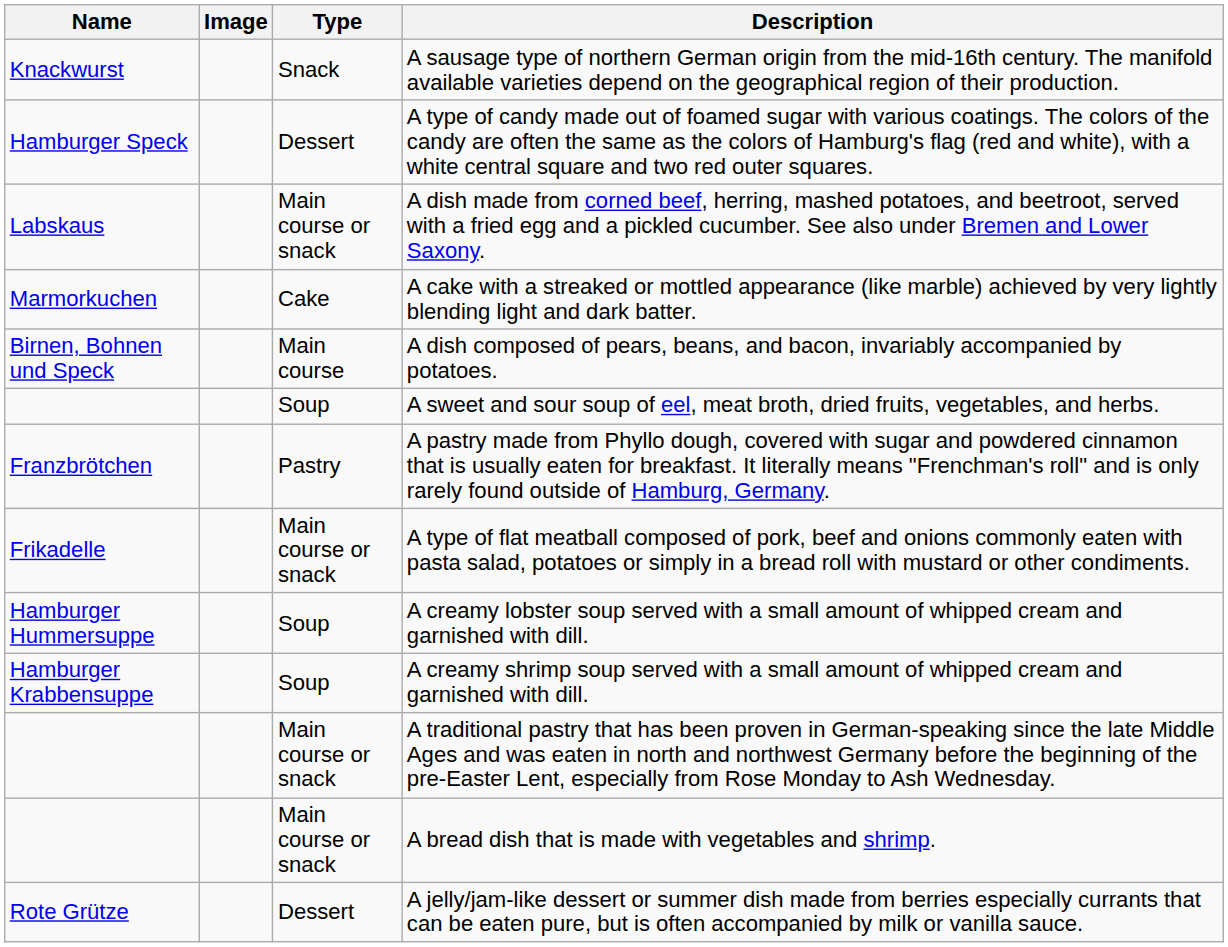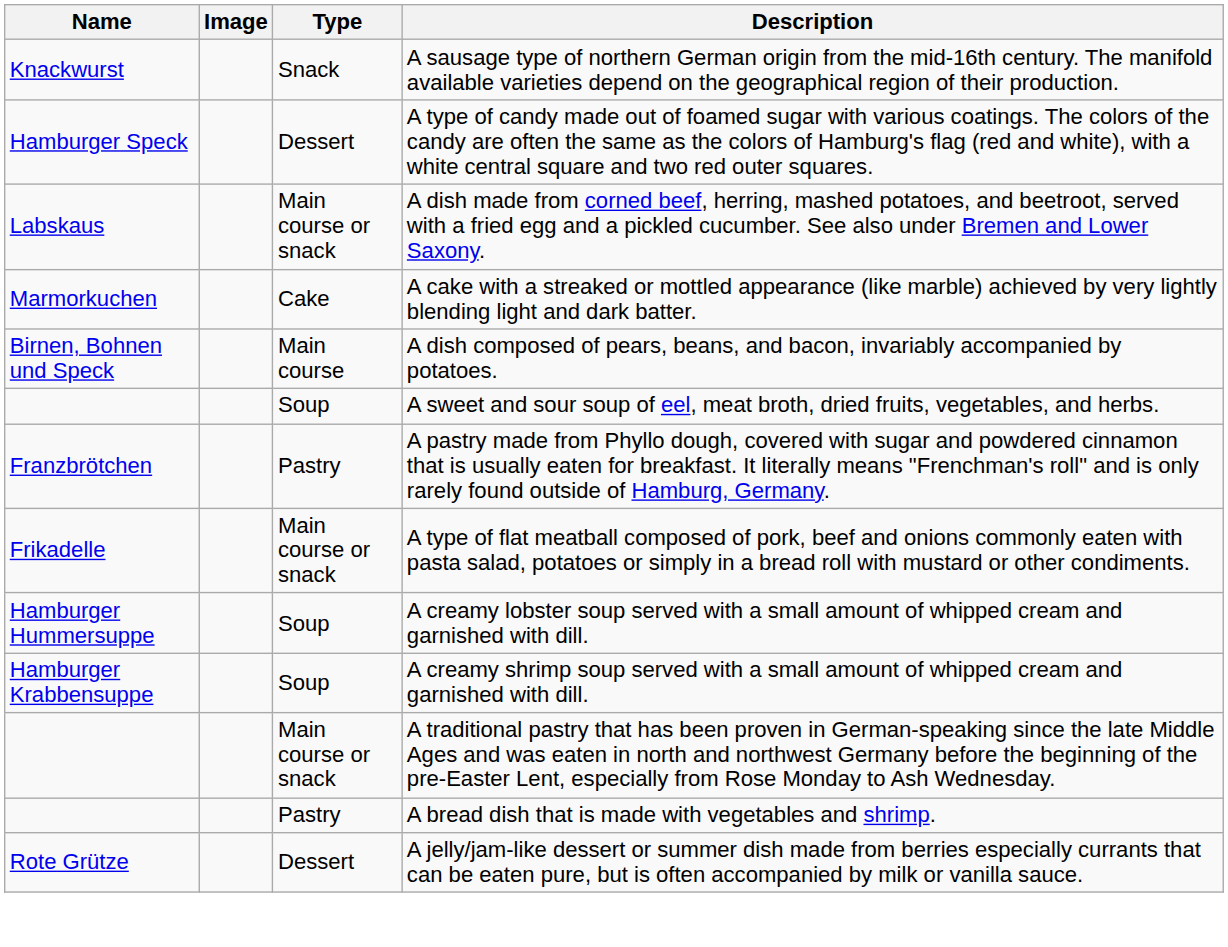(324, 839) Main course or snack -> (309, 814) Pastry
